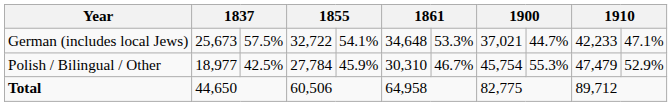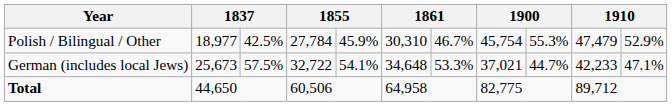rows swapped: (98, 40) <-> (84, 64)
